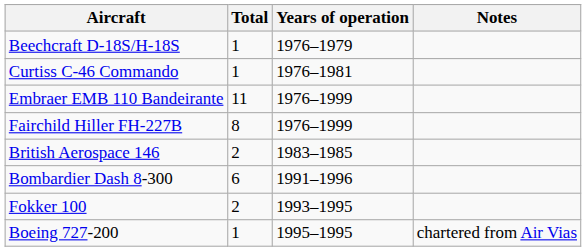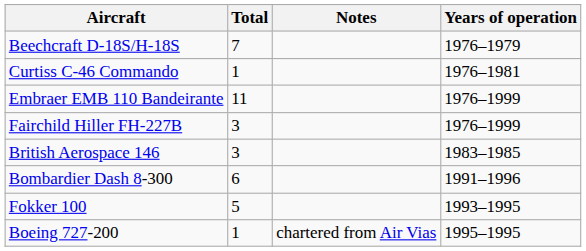columns swapped: (343, 17) <-> (497, 17)
(235, 44) 1 -> (235, 44) 7
(235, 125) 8 -> (235, 125) 3
(235, 152) 2 -> (235, 152) 3
(235, 206) 2 -> (235, 206) 5
